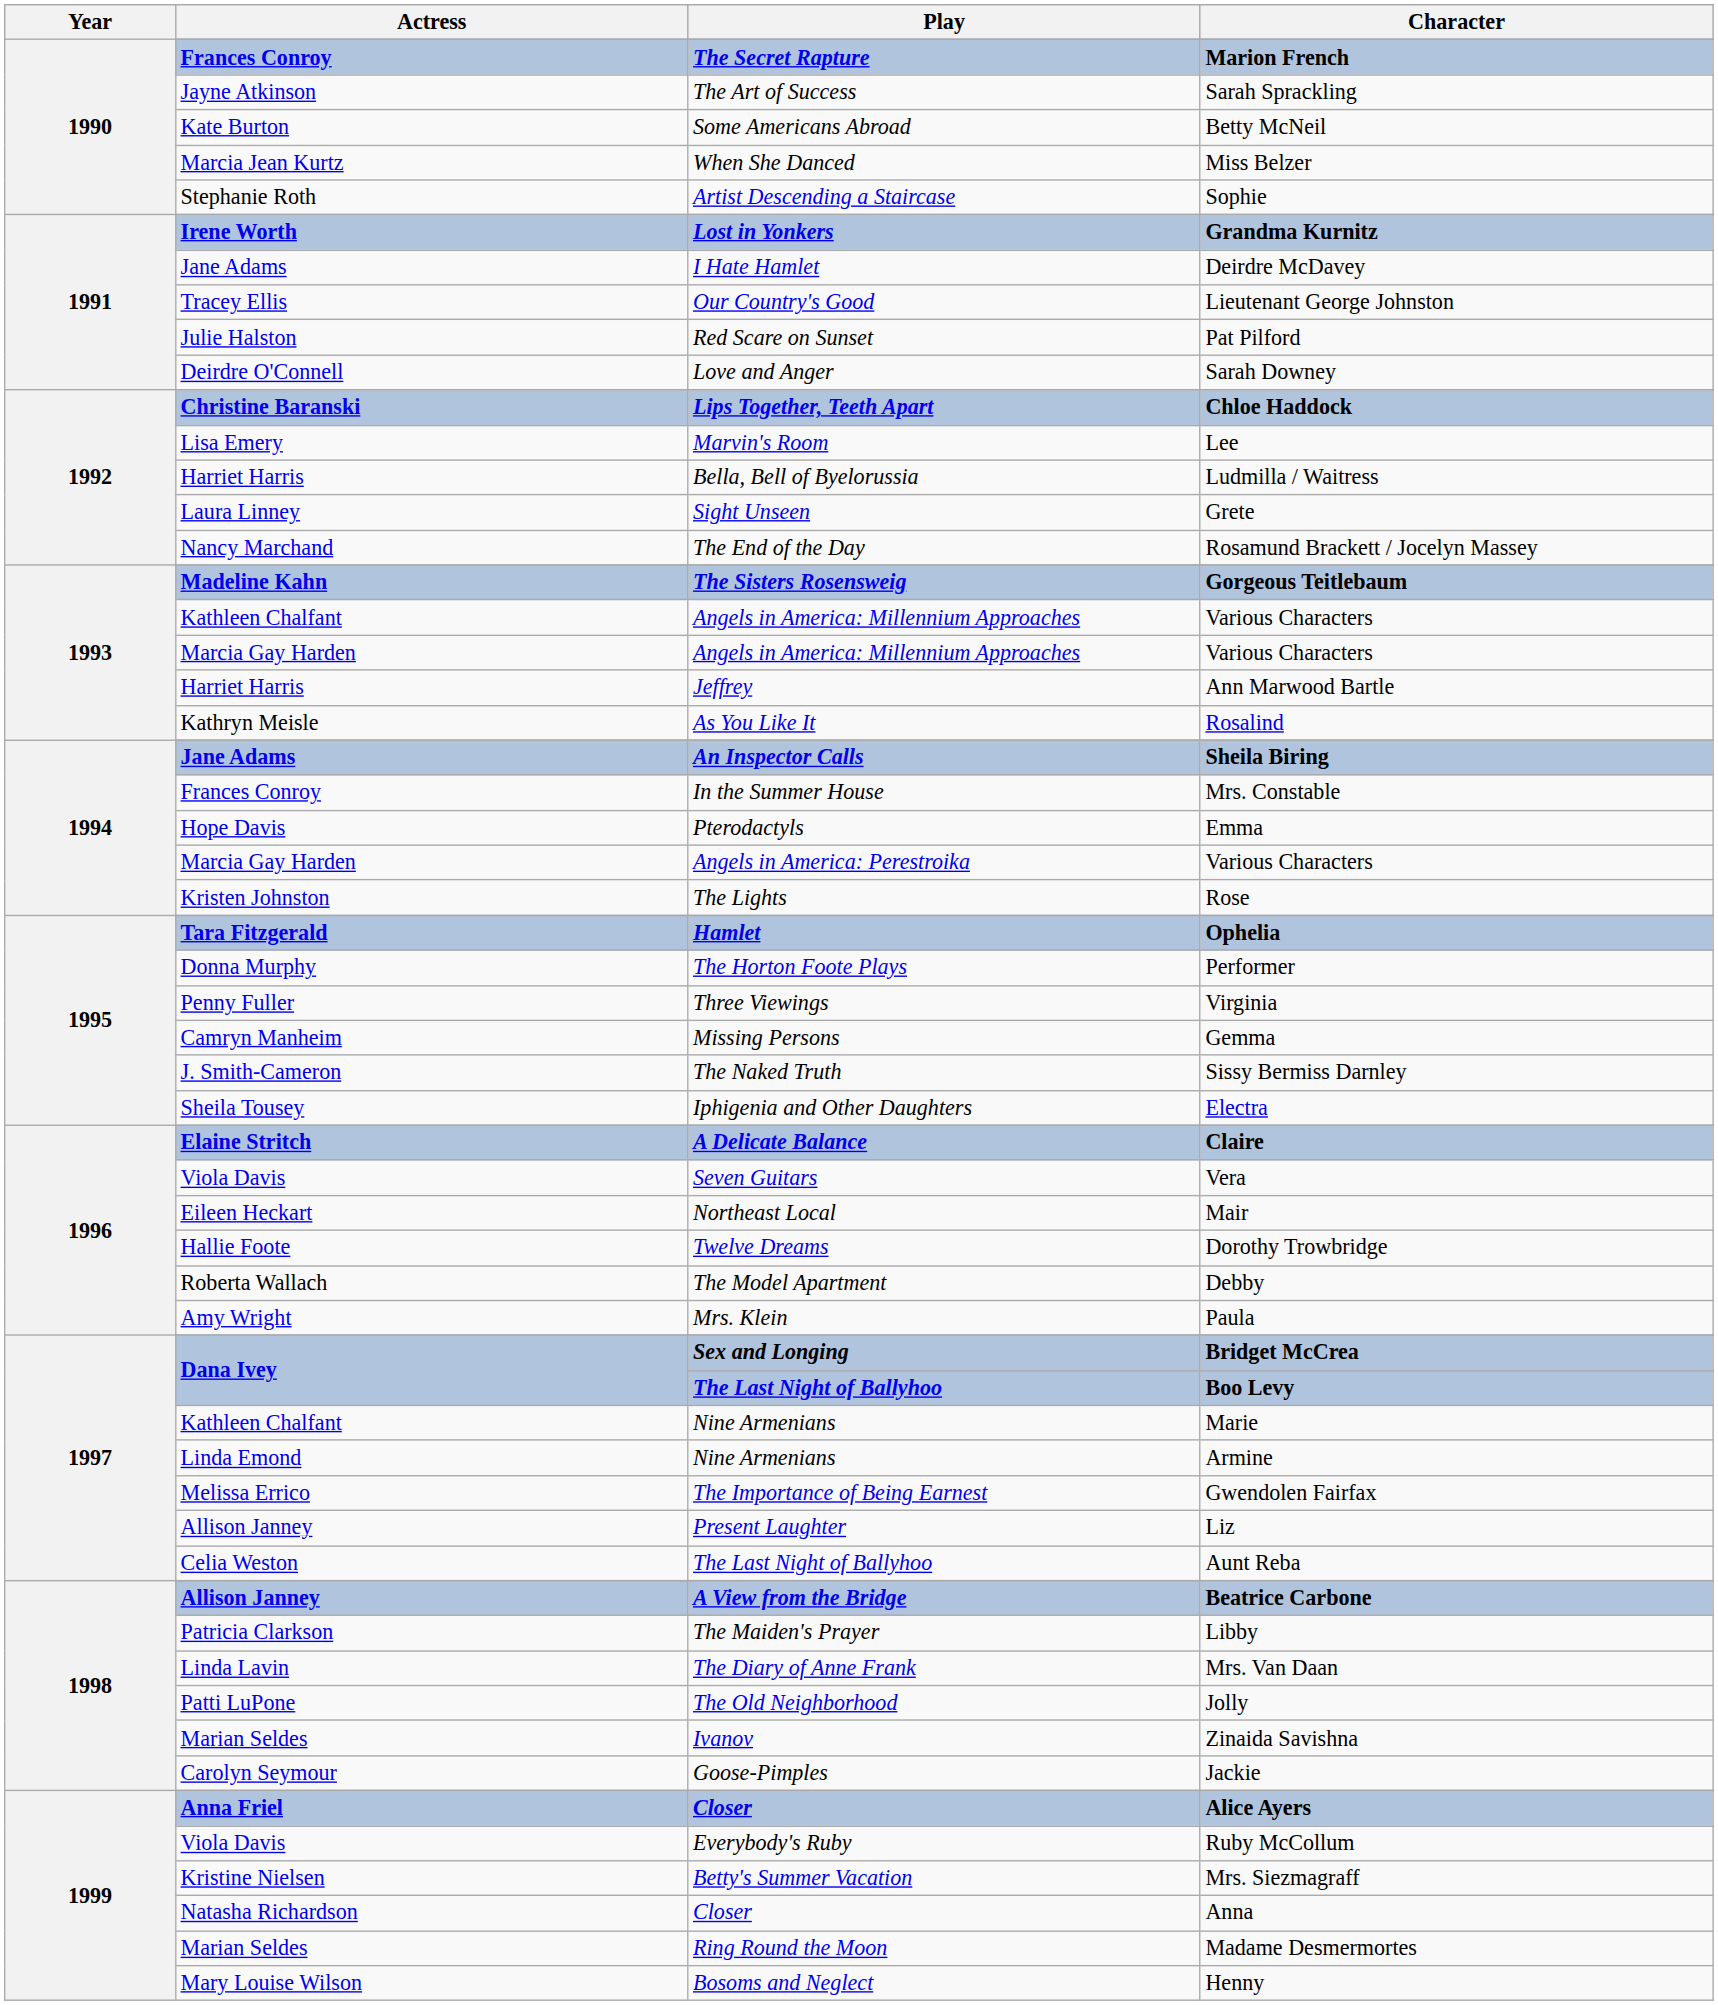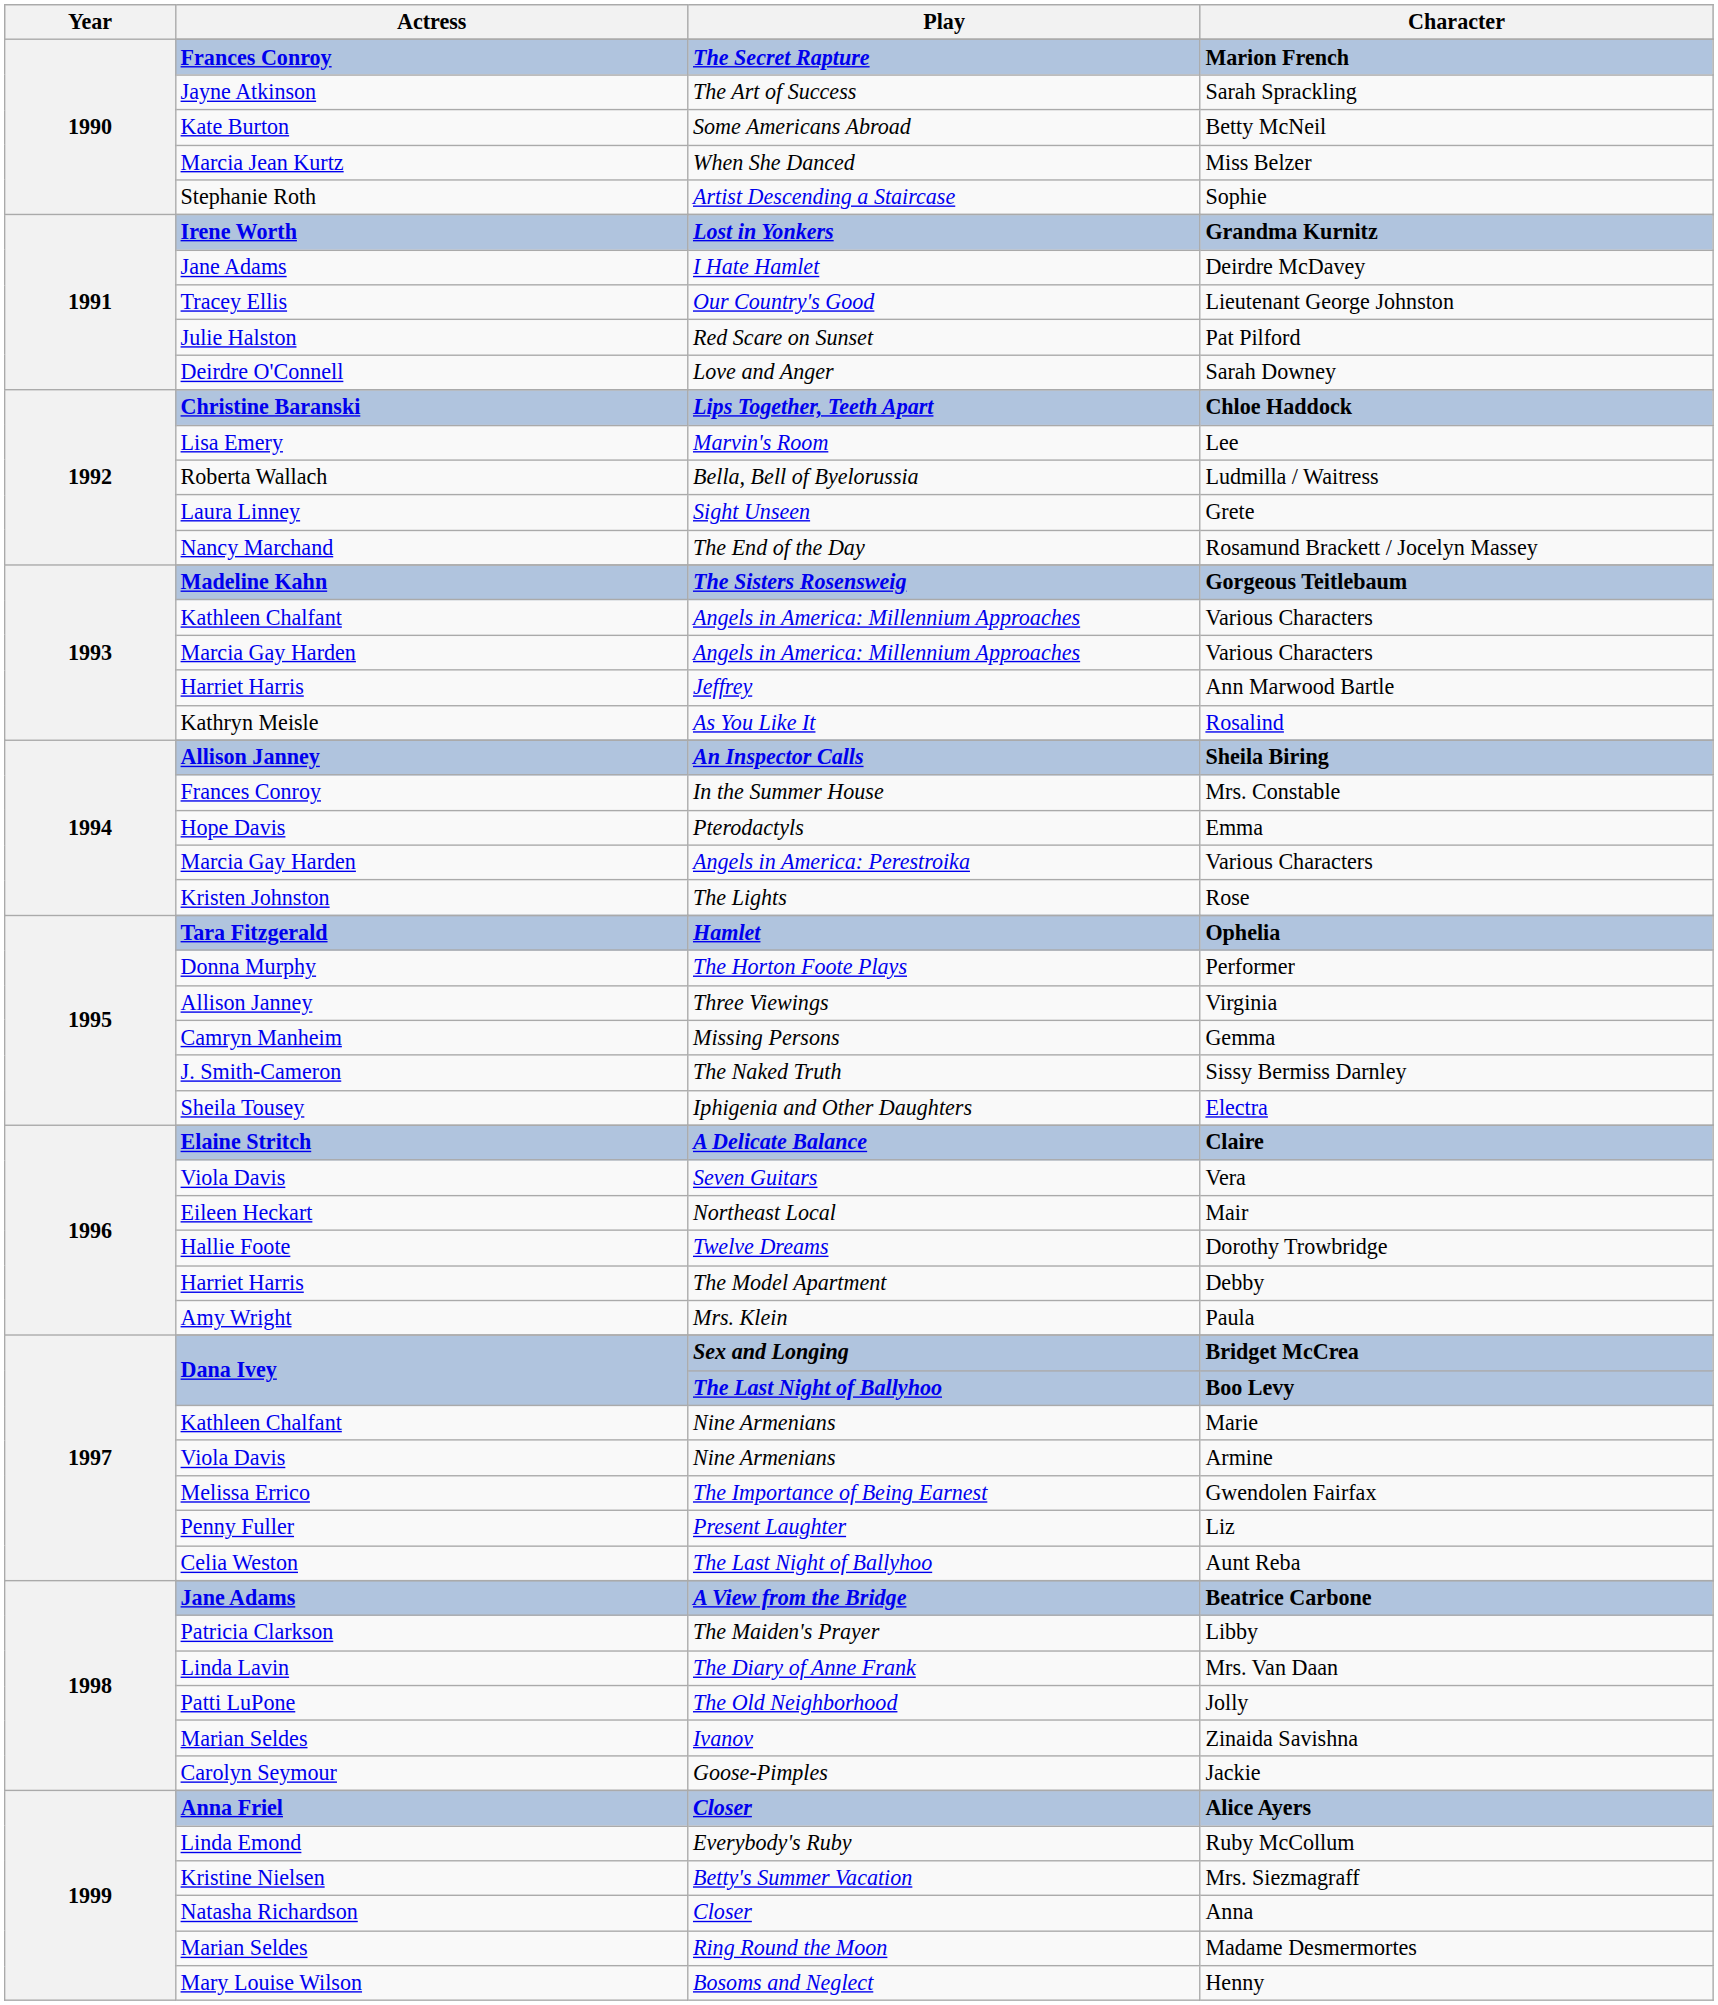(242, 477) Harriet Harris -> (254, 477) Roberta Wallach
(238, 757) Jane Adams -> (250, 757) Allison Janney
(237, 1002) Penny Fuller -> (247, 1002) Allison Janney
(254, 1282) Roberta Wallach -> (242, 1282) Harriet Harris
(241, 1457) Linda Emond -> (233, 1457) Viola Davis
(247, 1527) Allison Janney -> (237, 1527) Penny Fuller
(250, 1597) Allison Janney -> (238, 1597) Jane Adams
(233, 1842) Viola Davis -> (241, 1842) Linda Emond
